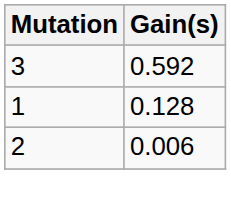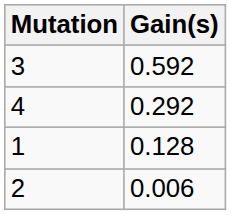+ row: (18, 106)
